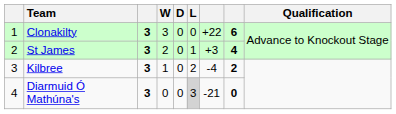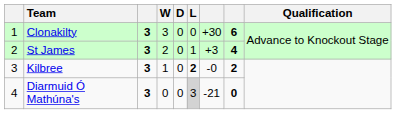(212, 31) +22 -> (212, 31) +30
(193, 68) normal -> (193, 68) bold
(212, 68) -4 -> (212, 68) -0
